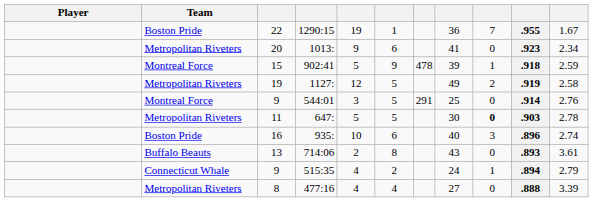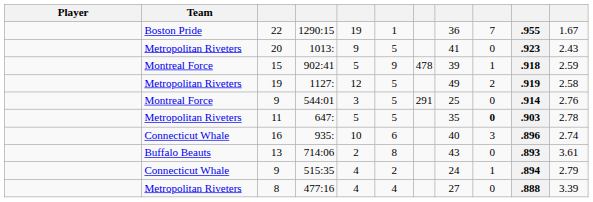(394, 48) 6 -> (394, 48) 5
(569, 48) 2.34 -> (569, 48) 2.43
(454, 118) 30 -> (454, 118) 35
(173, 135) Boston Pride -> (187, 135) Connecticut Whale
